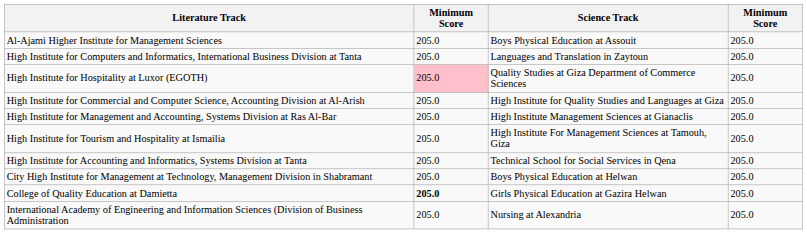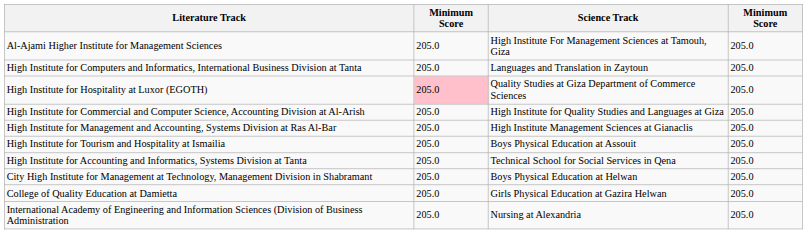(563, 40) Boys Physical Education at Assouit -> (599, 46) High Institute For Management Sciences at Tamouh, Giza
(599, 138) High Institute For Management Sciences at Tamouh, Giza -> (563, 144) Boys Physical Education at Assouit
(428, 193) bold -> (428, 193) normal
